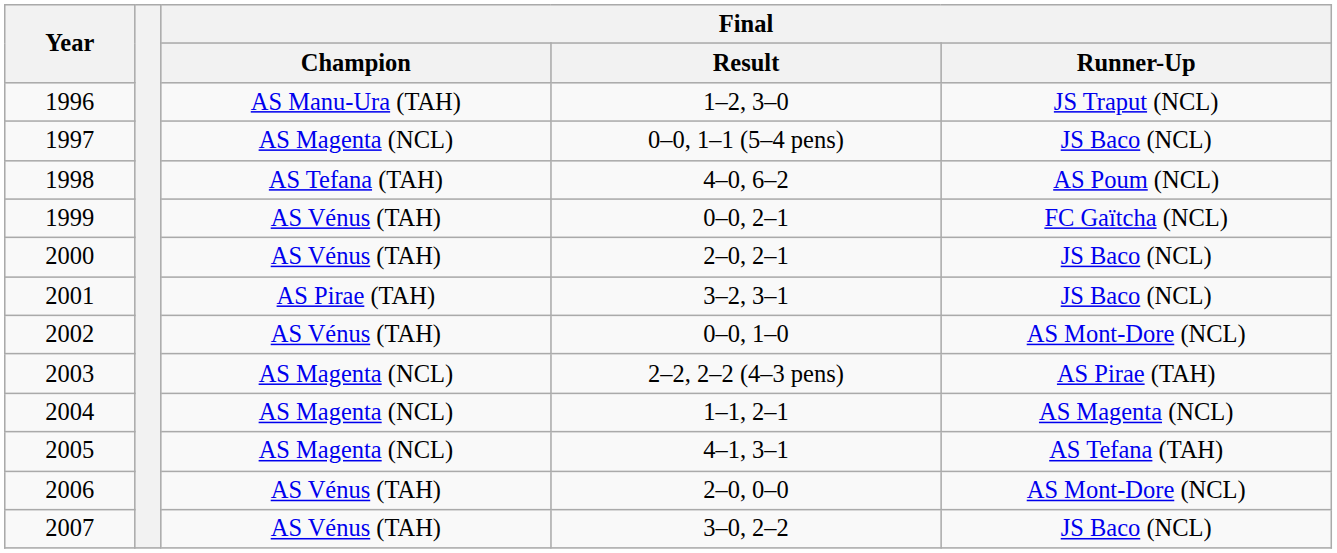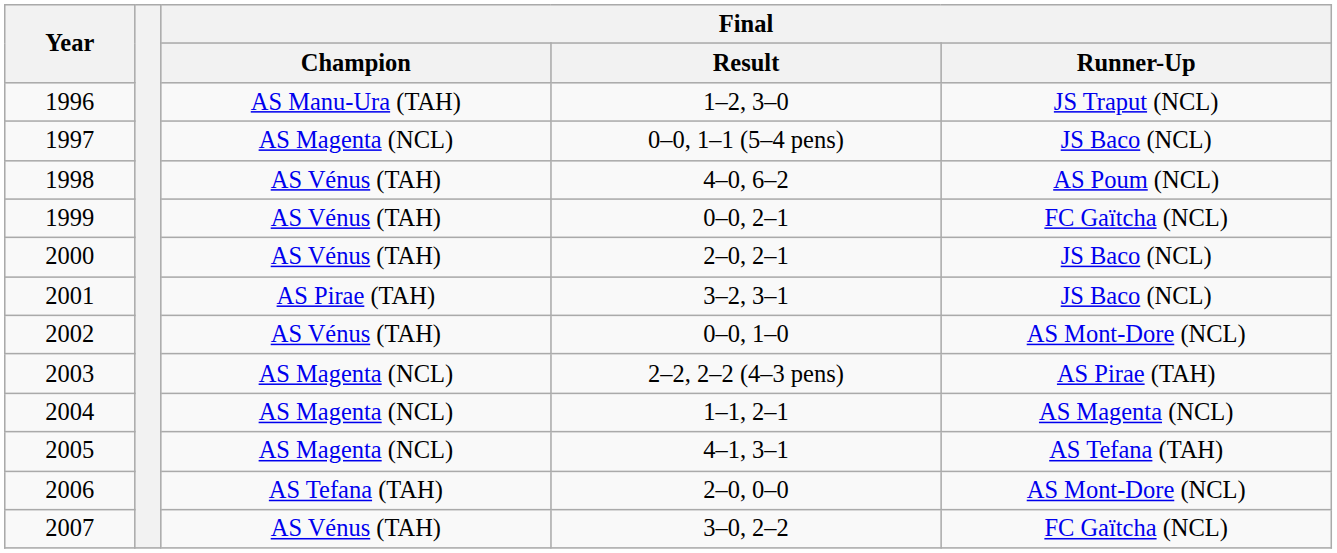(356, 179) AS Tefana (TAH) -> (356, 179) AS Vénus (TAH)
(356, 489) AS Vénus (TAH) -> (356, 489) AS Tefana (TAH)
(1136, 528) JS Baco (NCL) -> (1136, 528) FC Gaïtcha (NCL)
